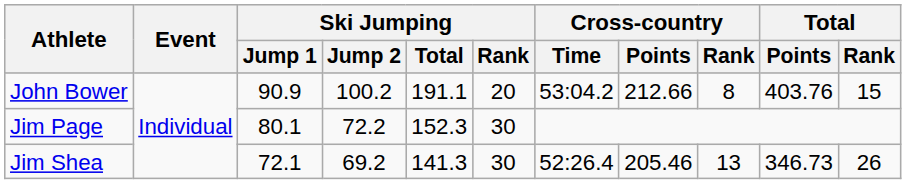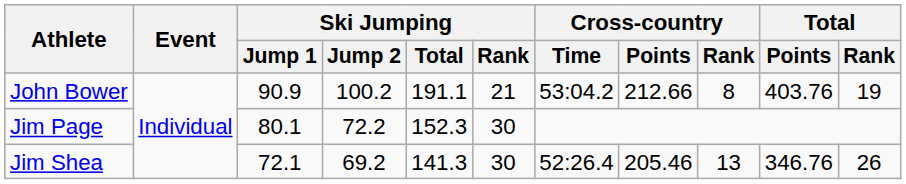(503, 91) 20 -> (503, 91) 21
(869, 91) 15 -> (869, 91) 19
(799, 162) 346.73 -> (799, 162) 346.76
